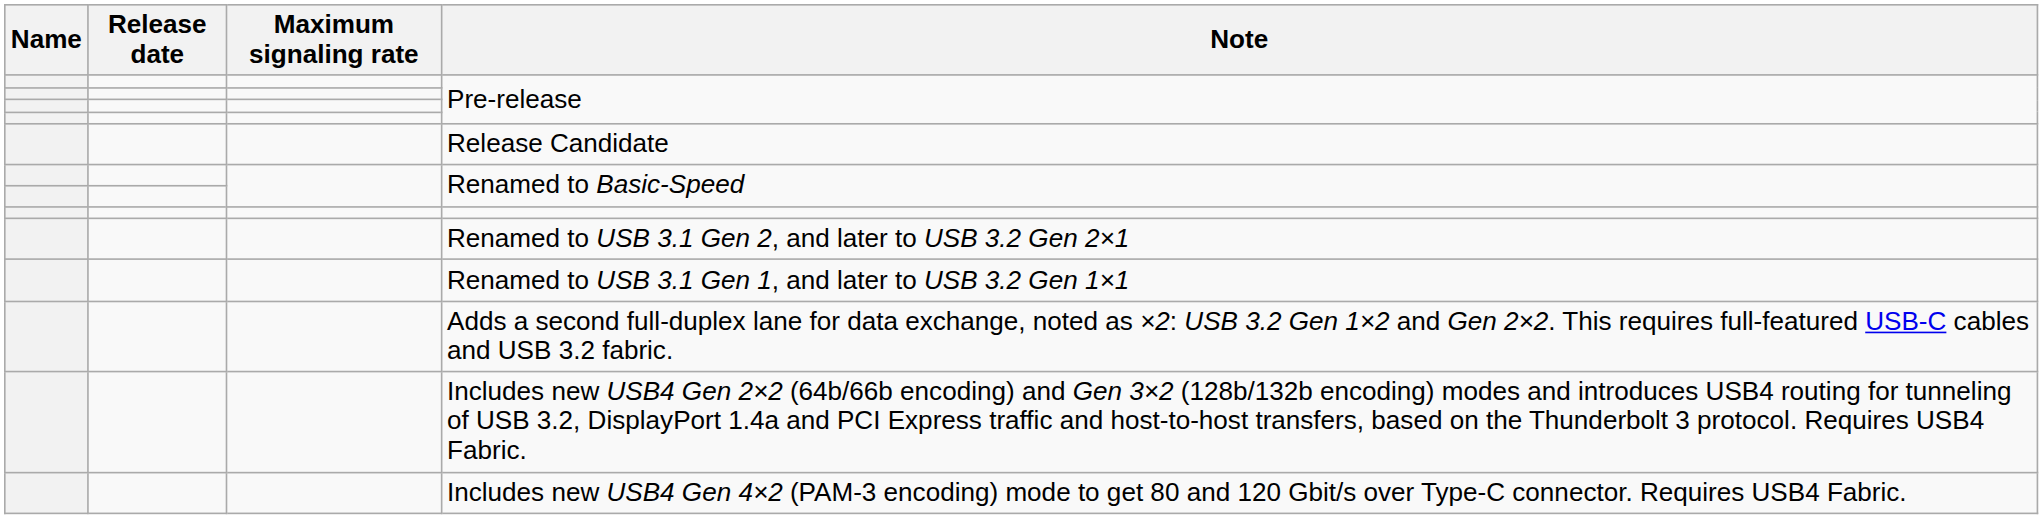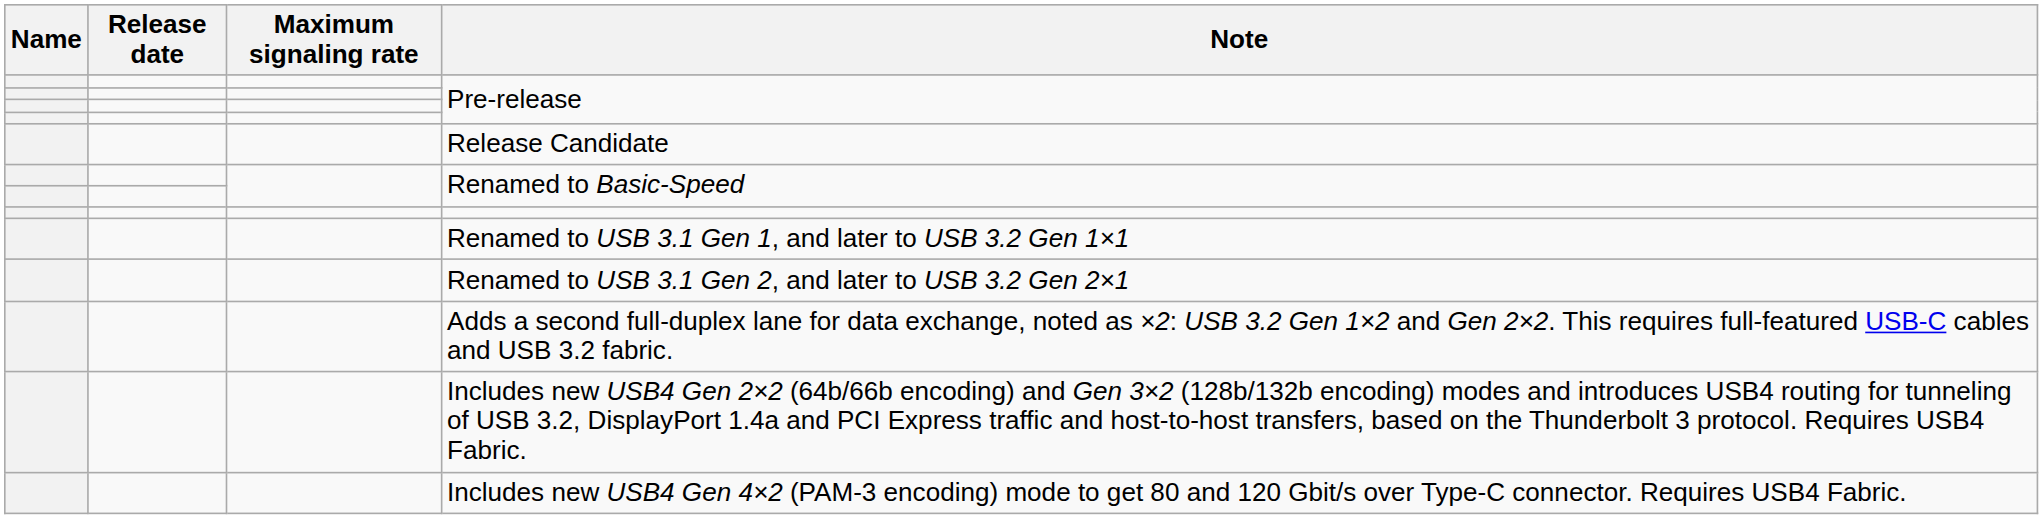rows swapped: (46, 280) <-> (46, 239)
